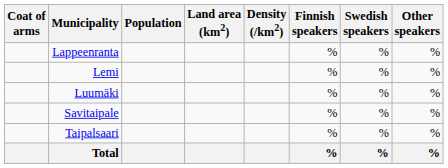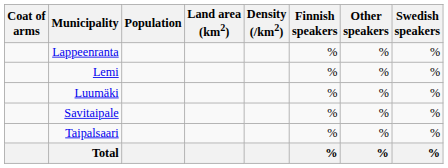columns swapped: (366, 23) <-> (417, 23)
